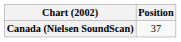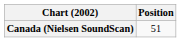(156, 28) 37 -> (156, 28) 51
